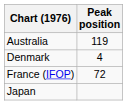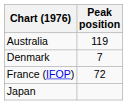(100, 58) 4 -> (100, 58) 7
